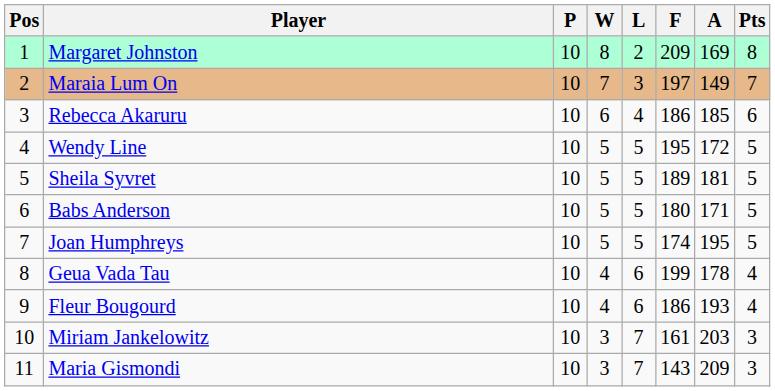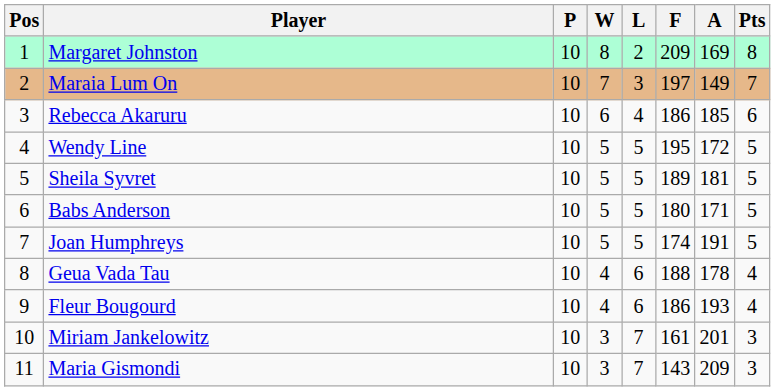(715, 242) 195 -> (715, 242) 191
(675, 274) 199 -> (675, 274) 188
(715, 337) 203 -> (715, 337) 201
